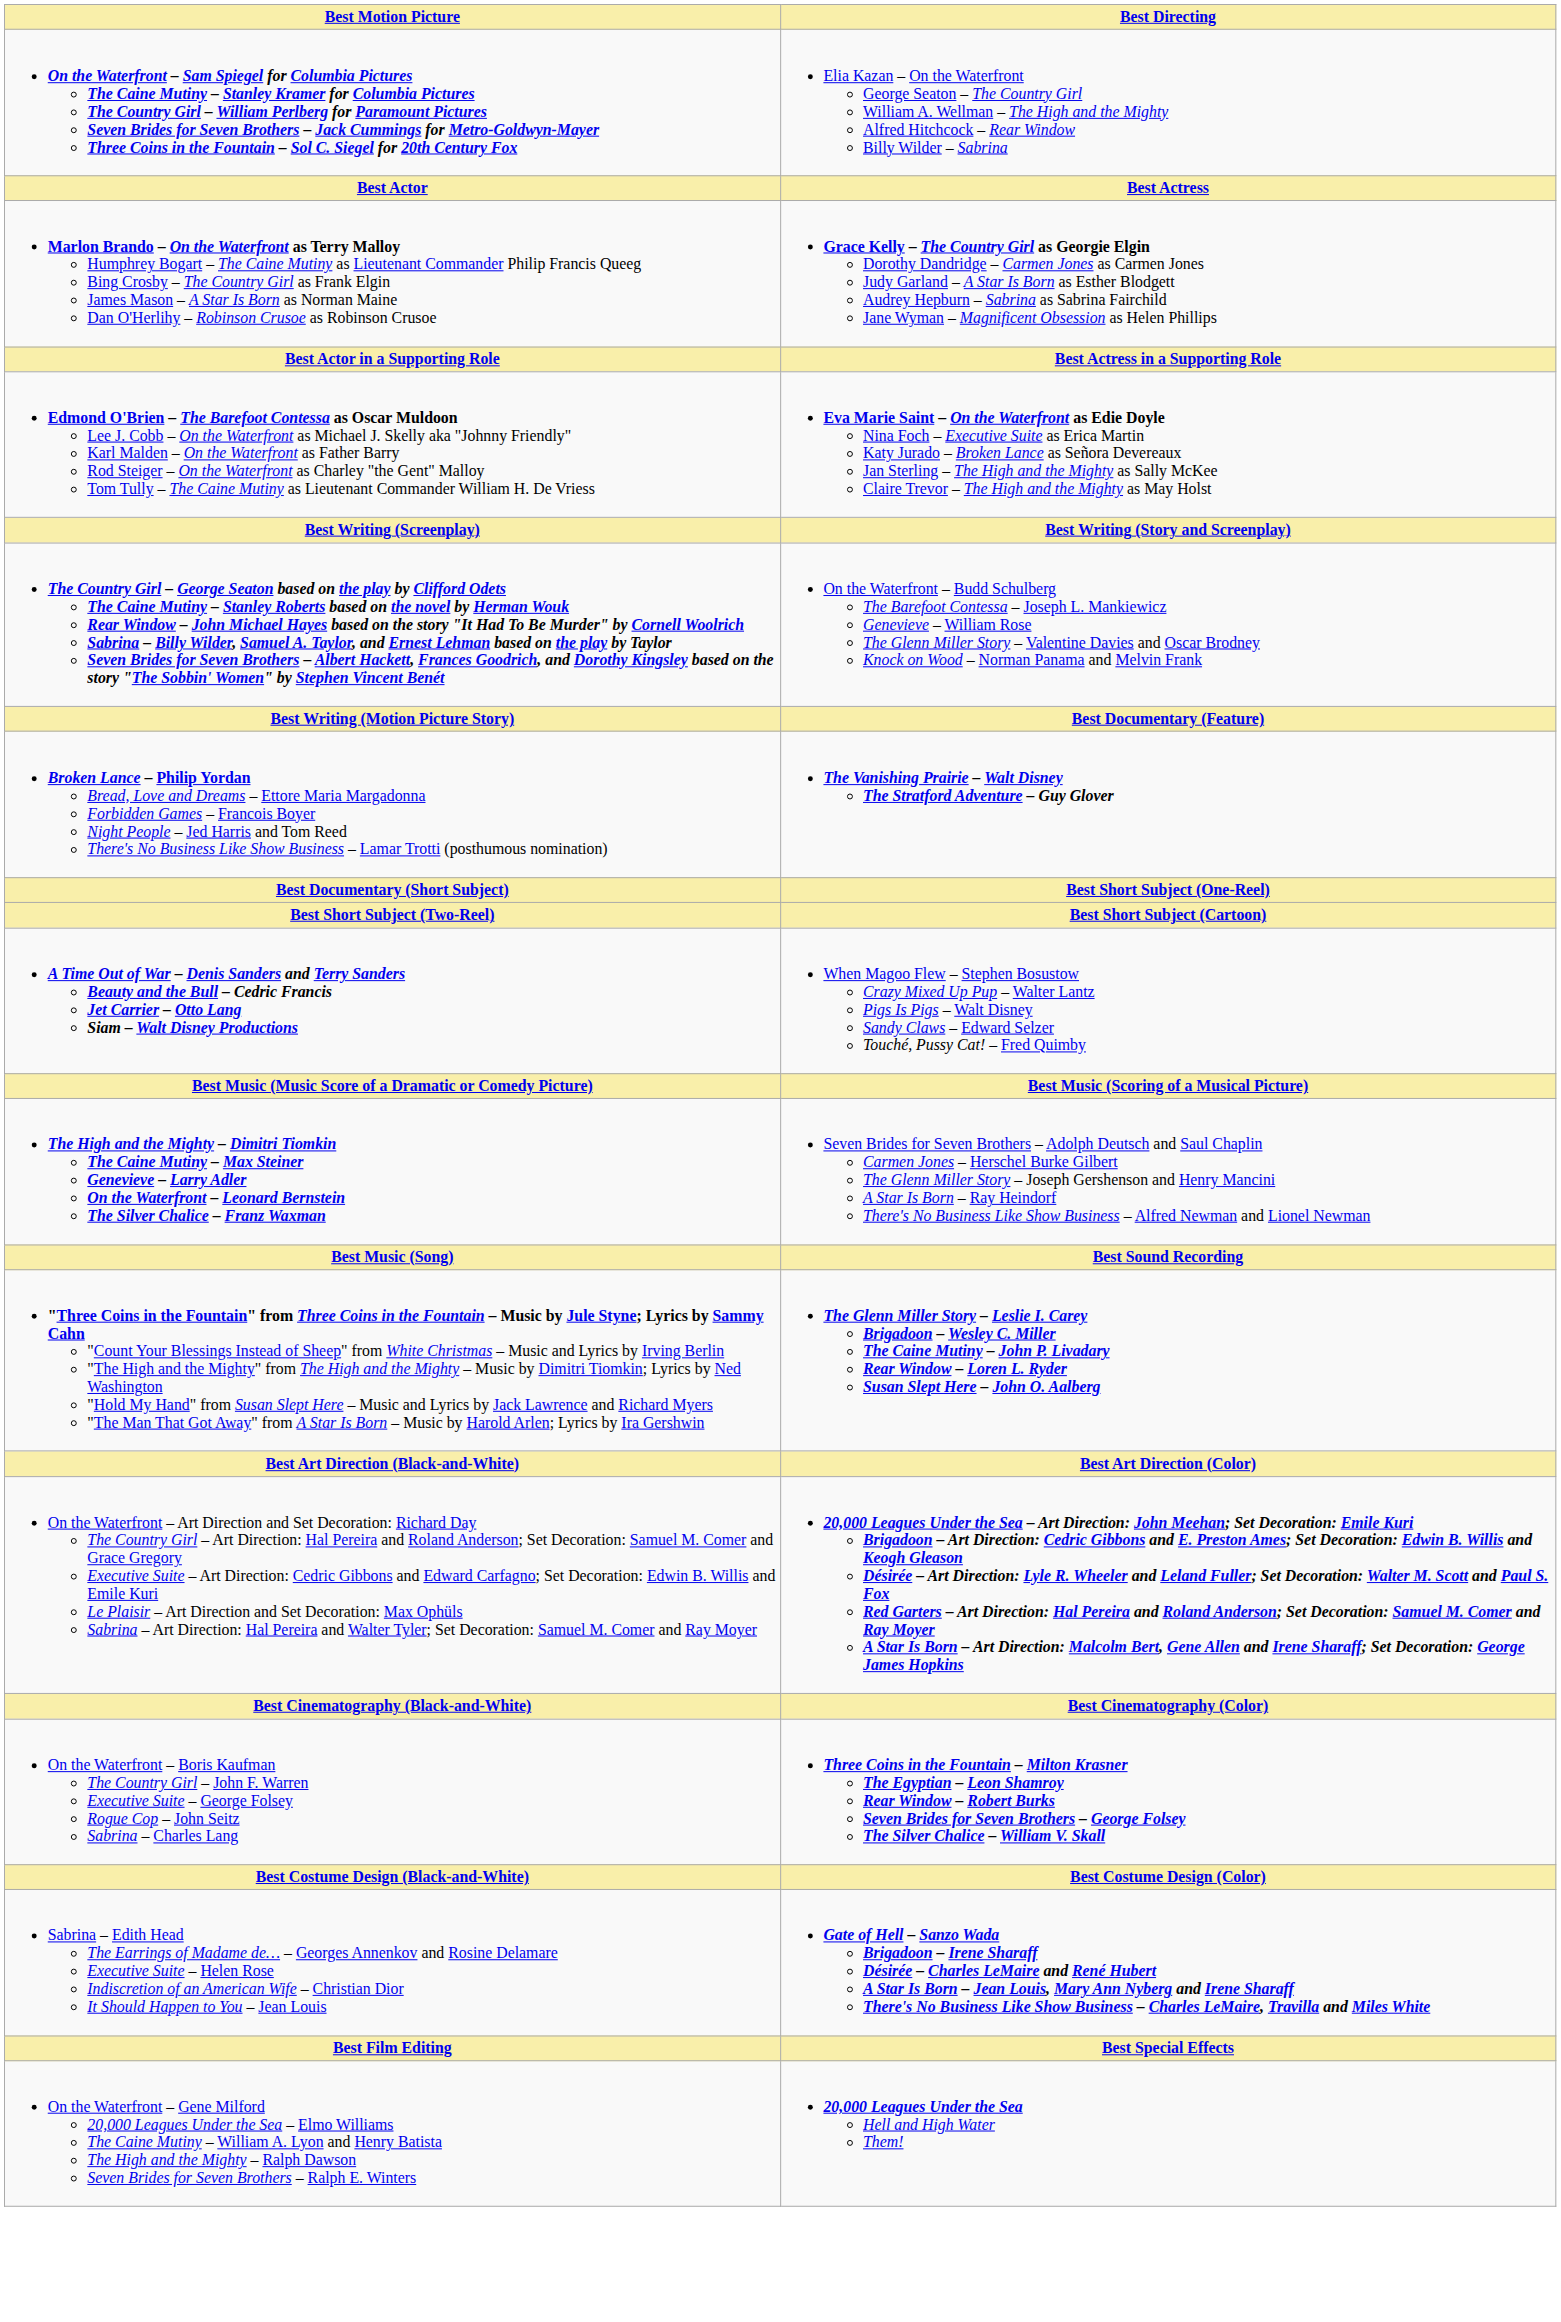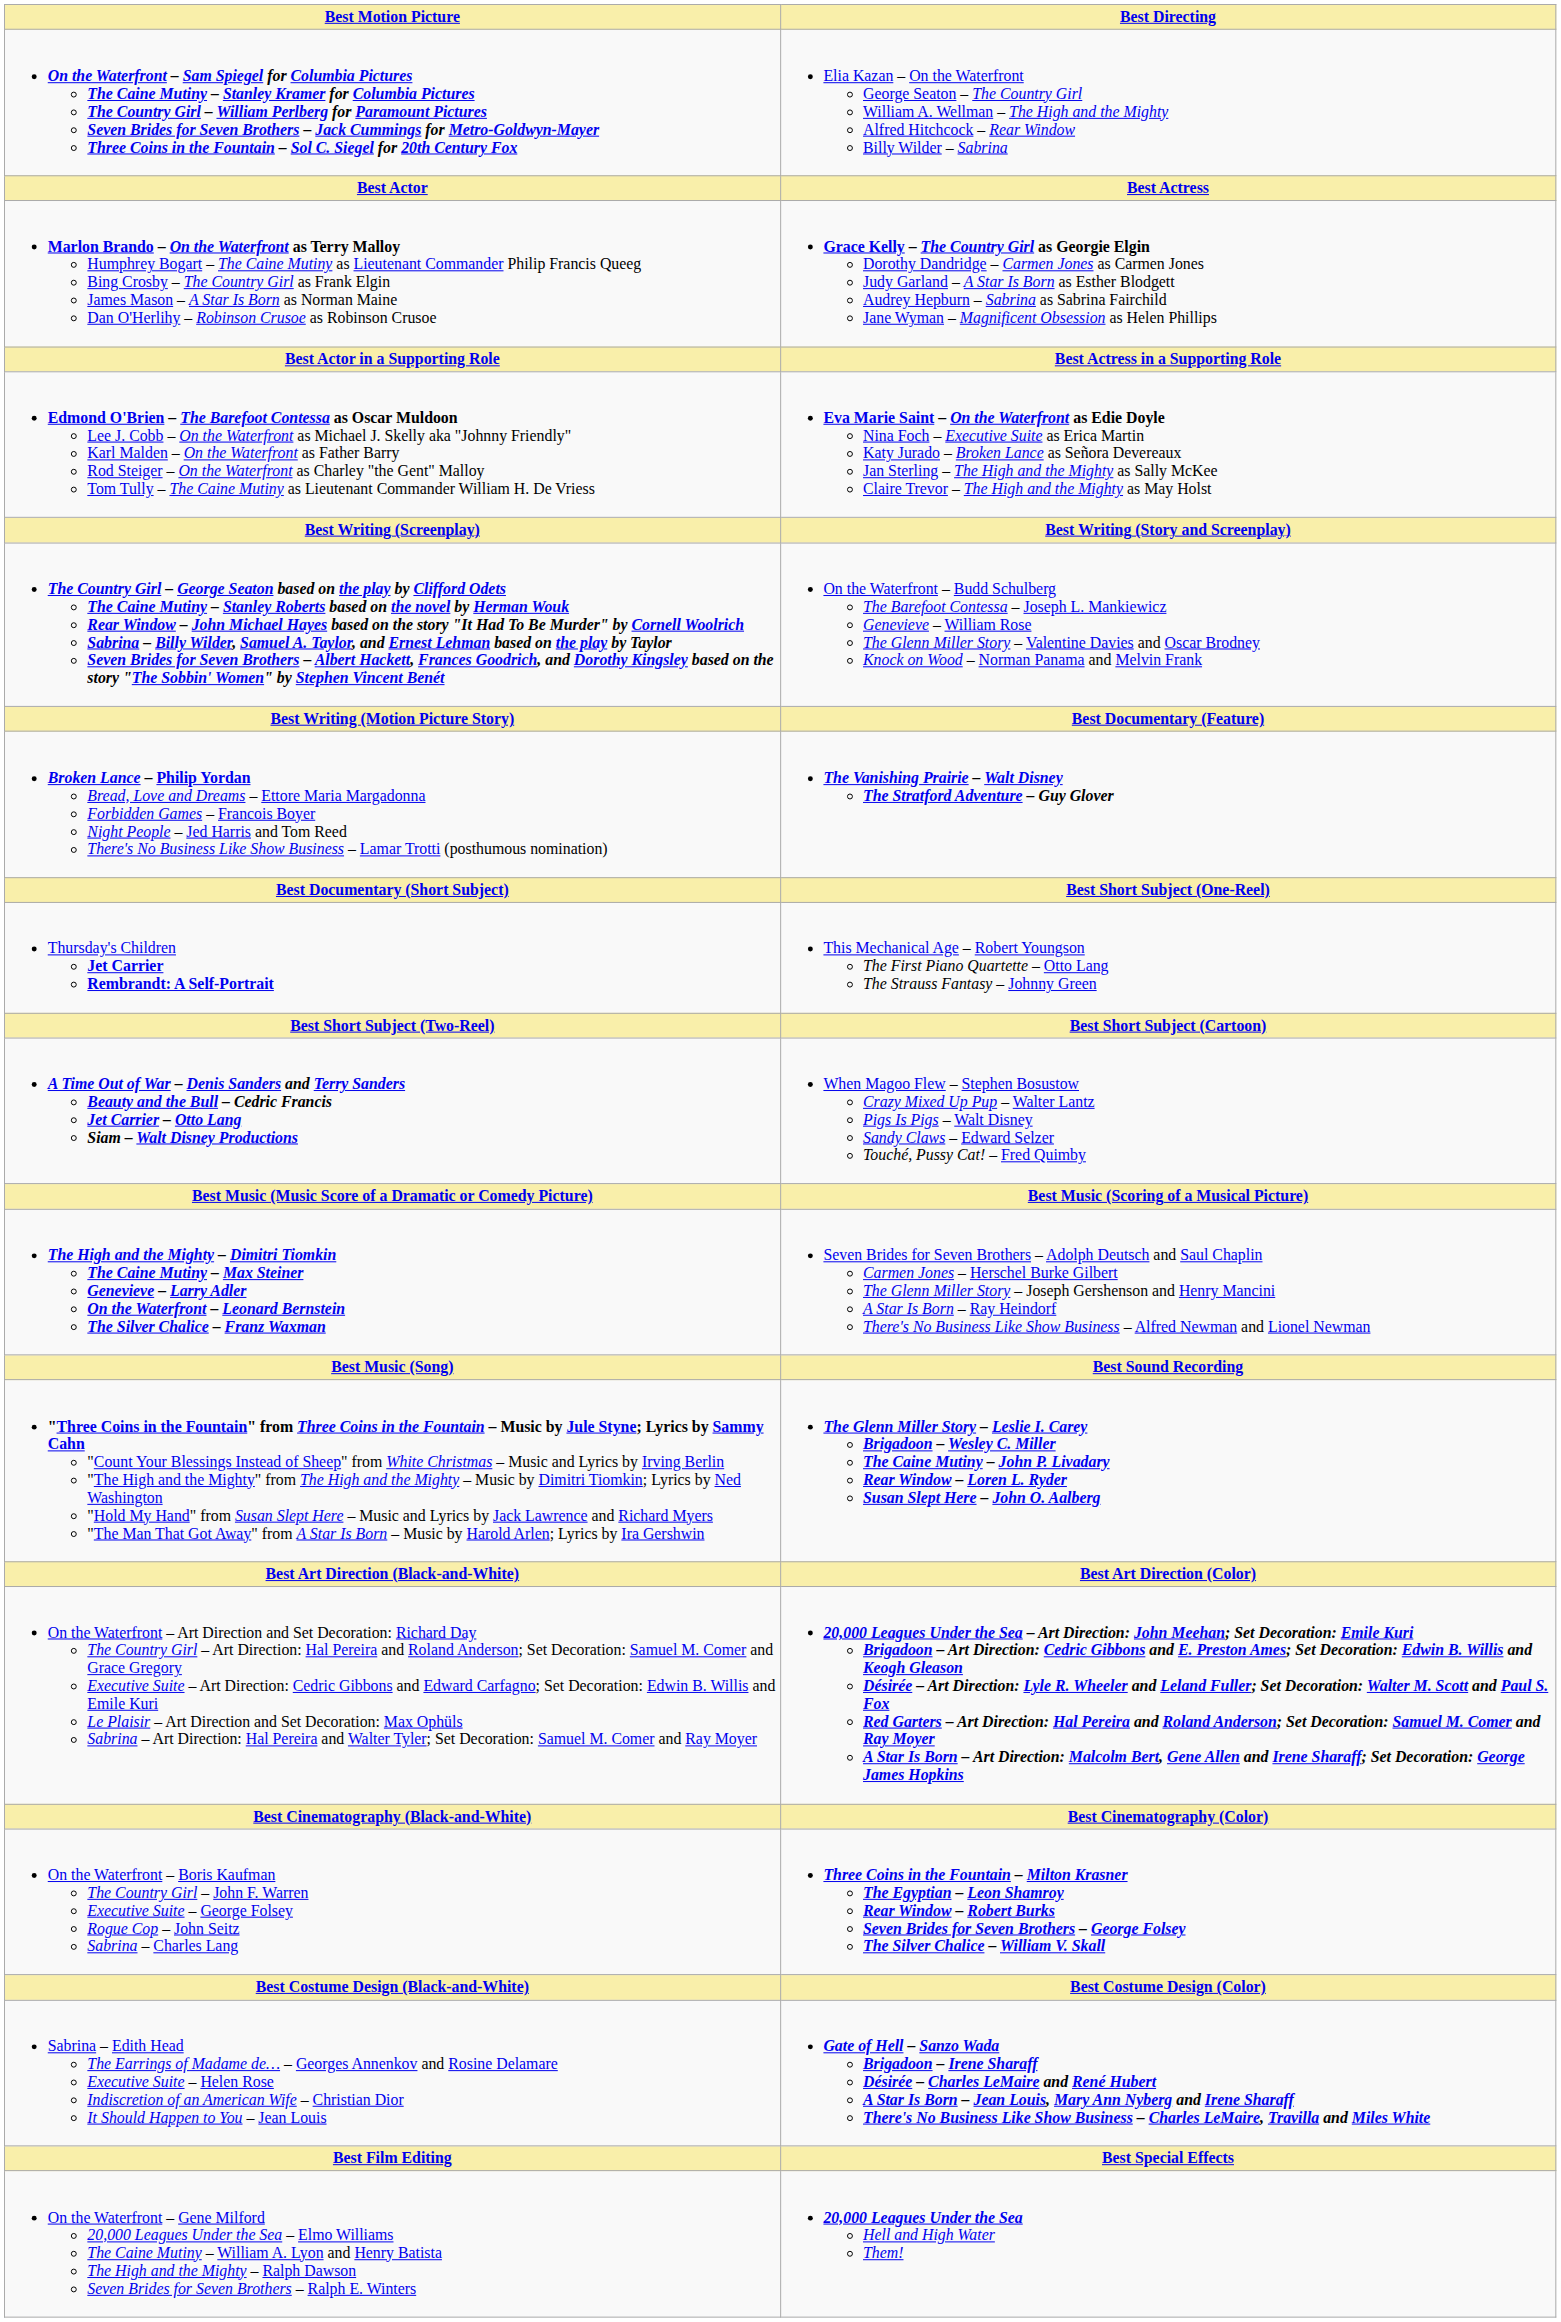+ row: (392, 967)
